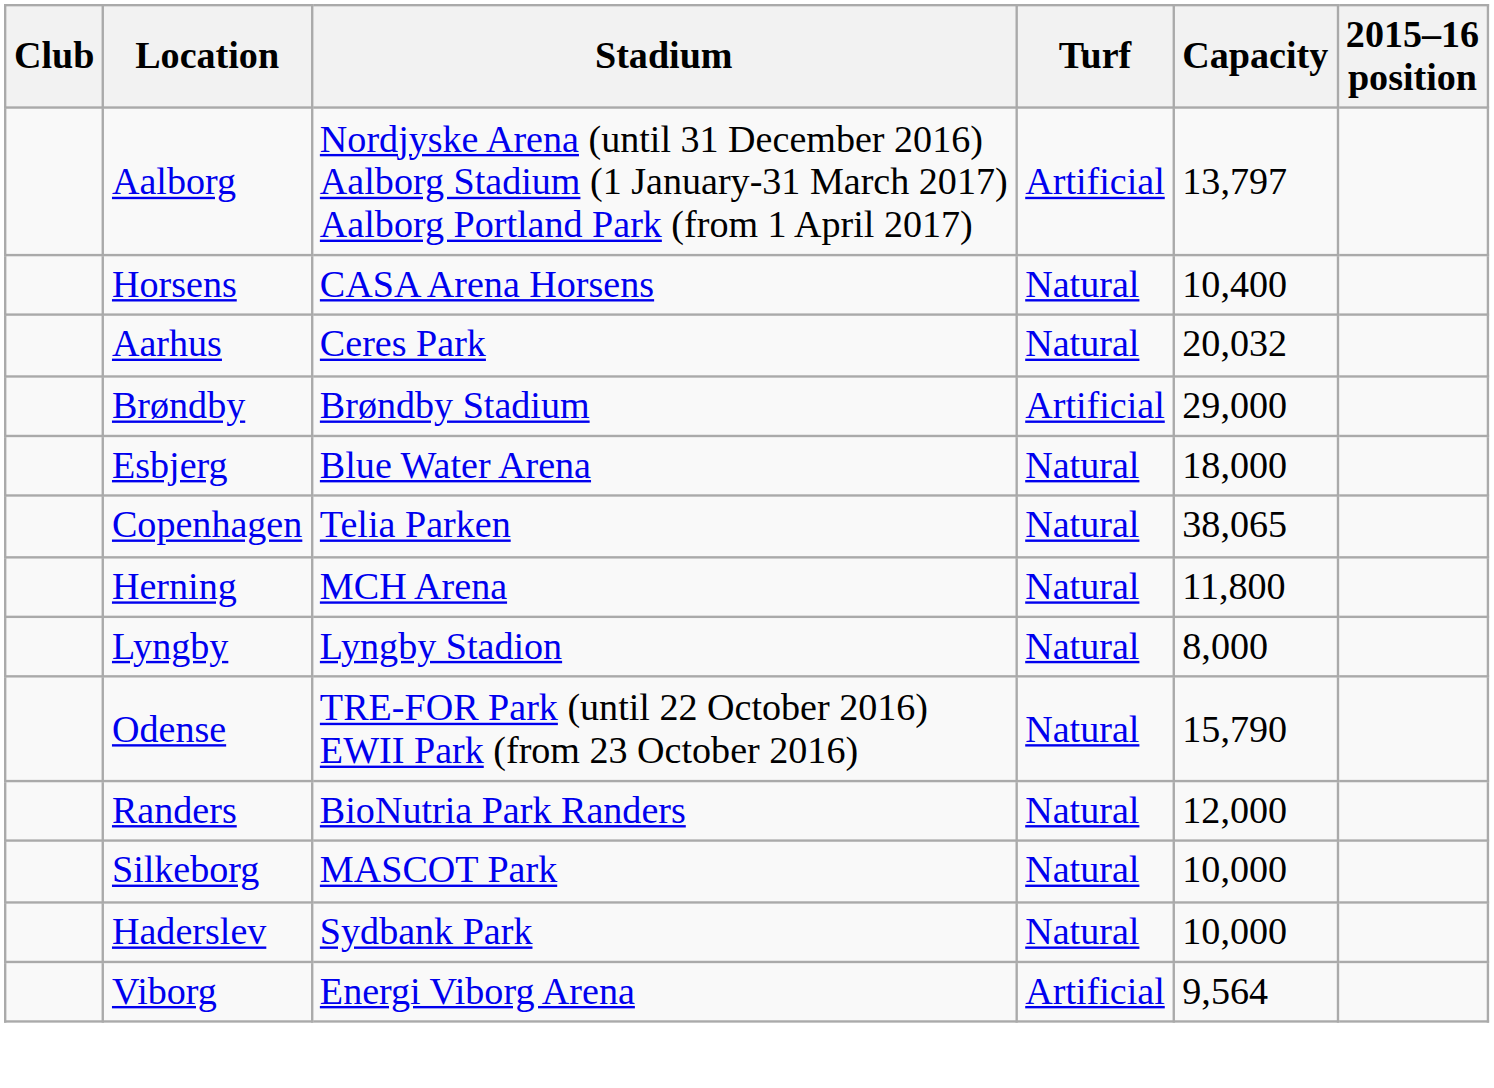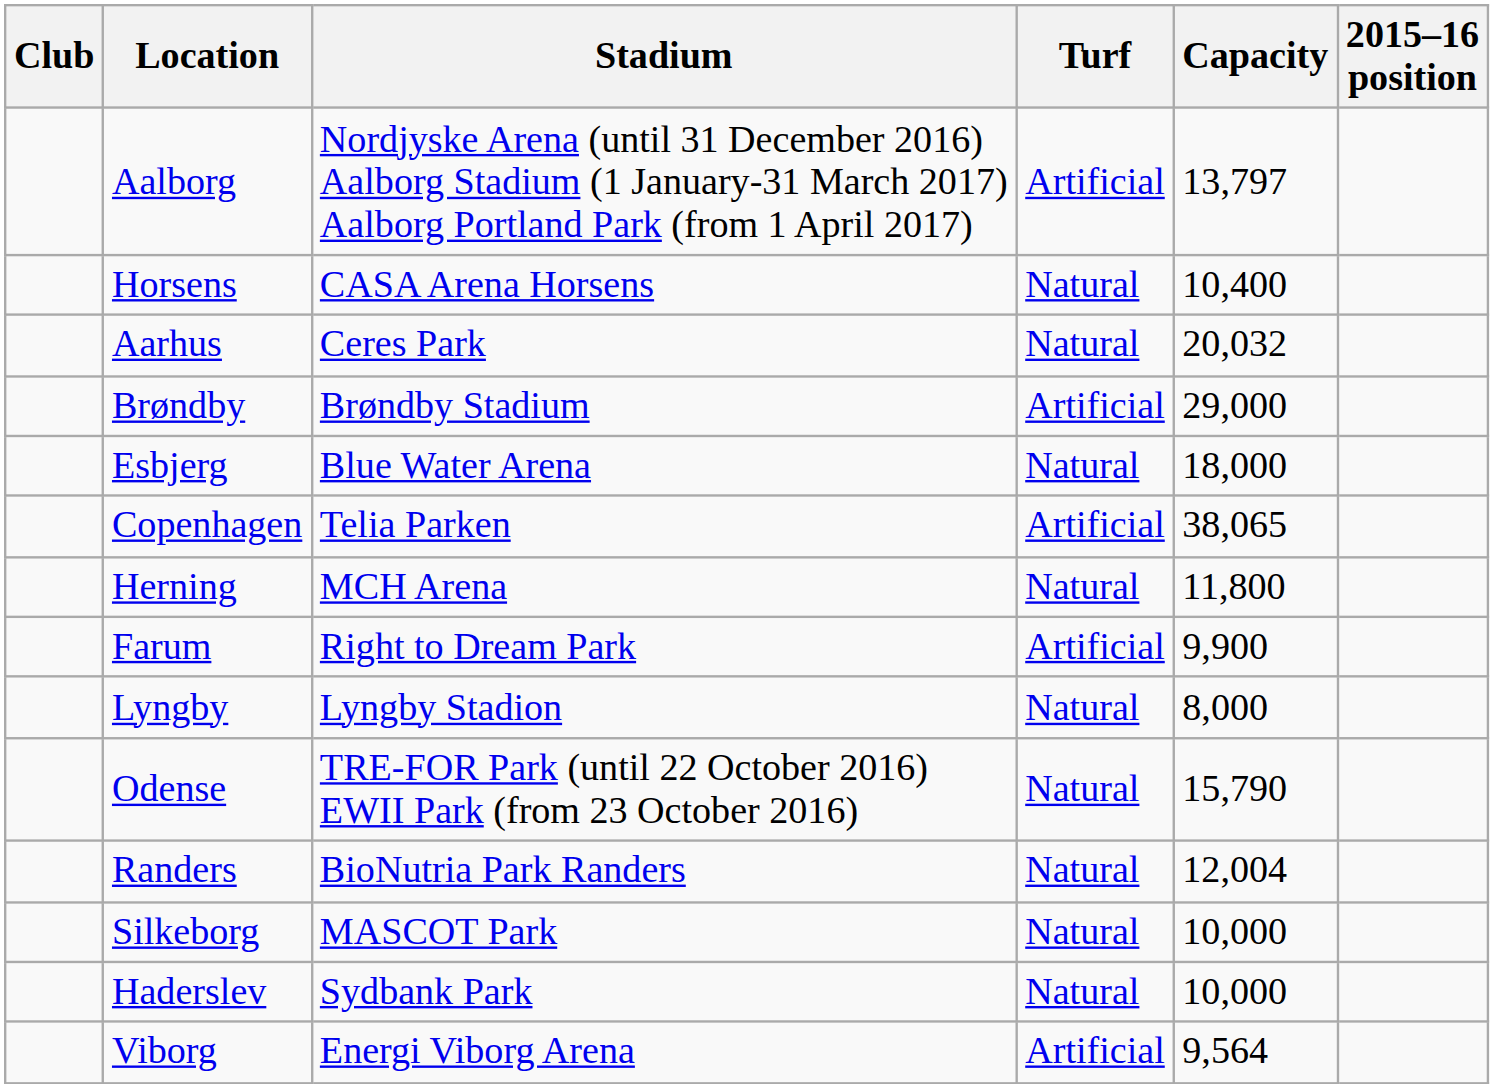(1082, 525) Natural -> (1095, 525) Artificial
+ row: (162, 646)
(1235, 809) 12,000 -> (1235, 870) 12,004
